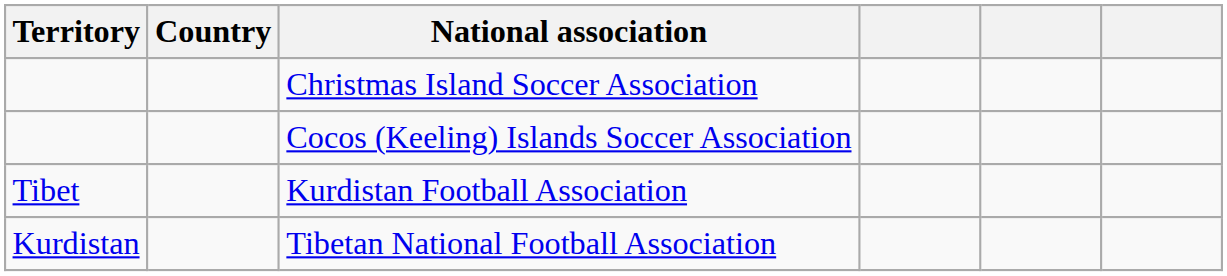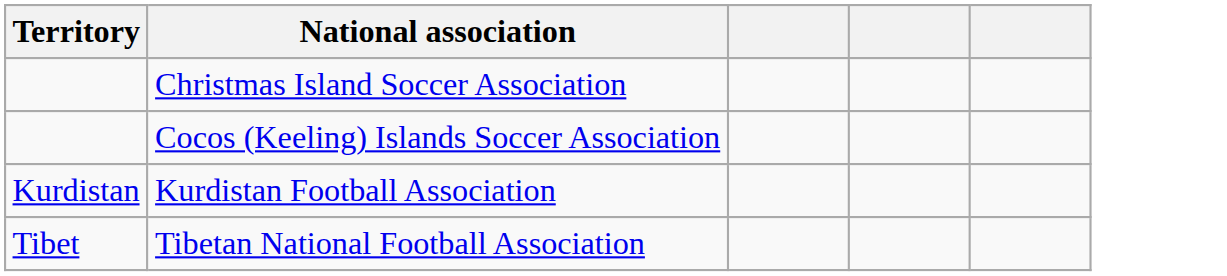- column: (213, 31)
(46, 190) Tibet -> (76, 190) Kurdistan
(76, 243) Kurdistan -> (46, 243) Tibet
